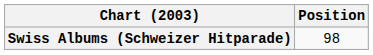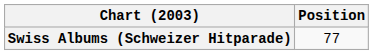(332, 39) 98 -> (332, 39) 77
